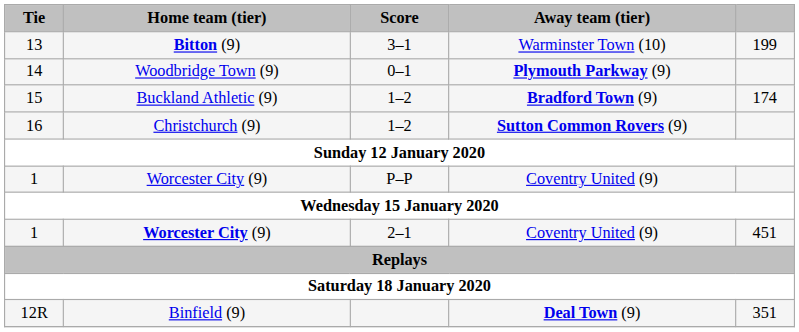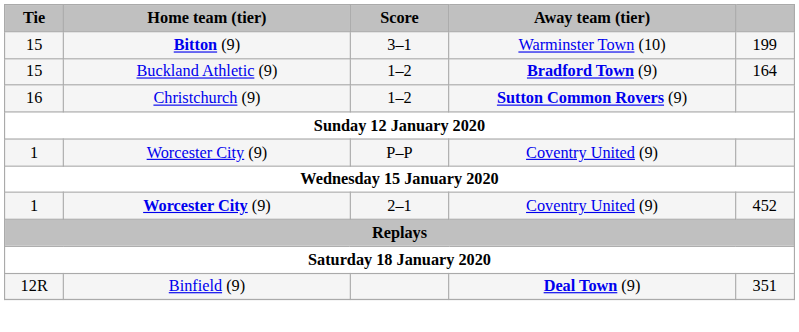(34, 45) 13 -> (34, 45) 15
- row: (207, 71)
(765, 98) 174 -> (765, 71) 164
(765, 233) 451 -> (765, 206) 452
